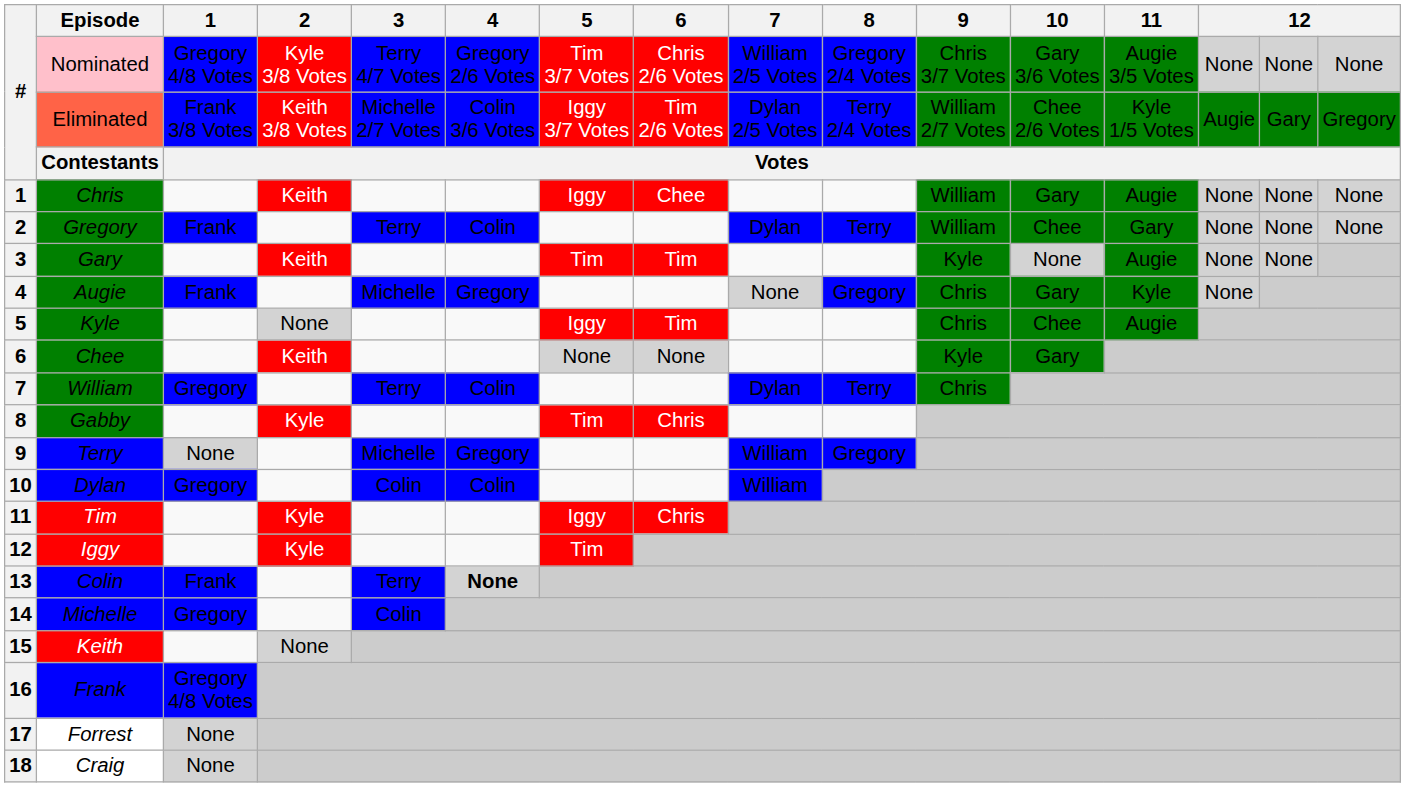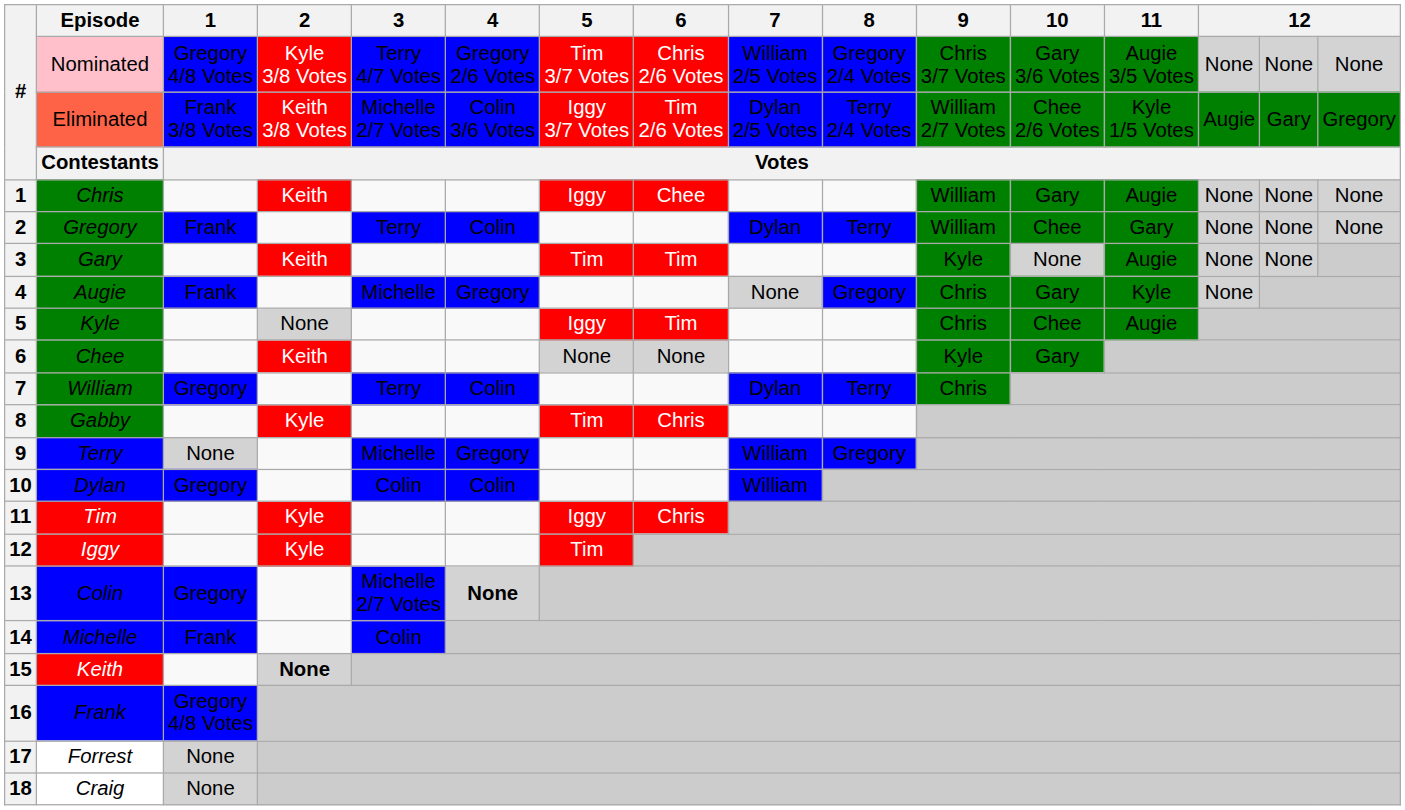(210, 581) Frank -> (210, 593) Gregory
(399, 581) Terry -> (399, 593) Michelle 2/7 Votes
(210, 614) Gregory -> (210, 637) Frank
(305, 646) normal -> (305, 669) bold
